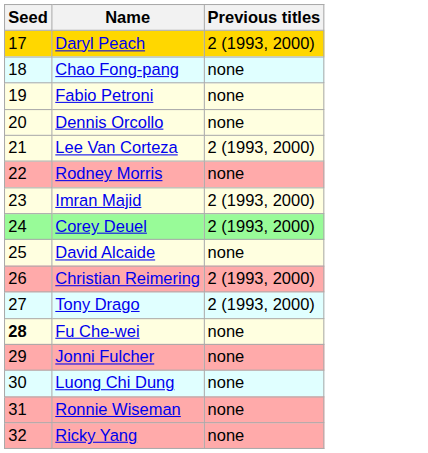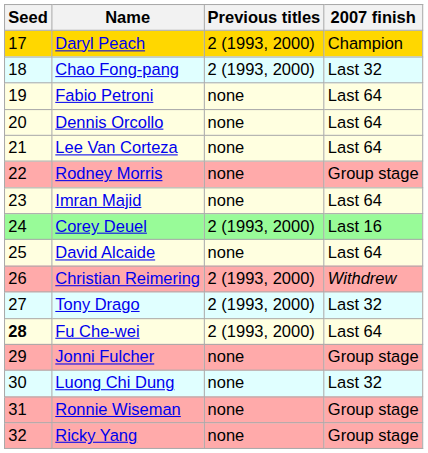+ column: (373, 17)
(226, 69) none -> (261, 69) 2 (1993, 2000)
(261, 148) 2 (1993, 2000) -> (226, 148) none
(261, 200) 2 (1993, 2000) -> (226, 200) none
(226, 331) none -> (261, 331) 2 (1993, 2000)
